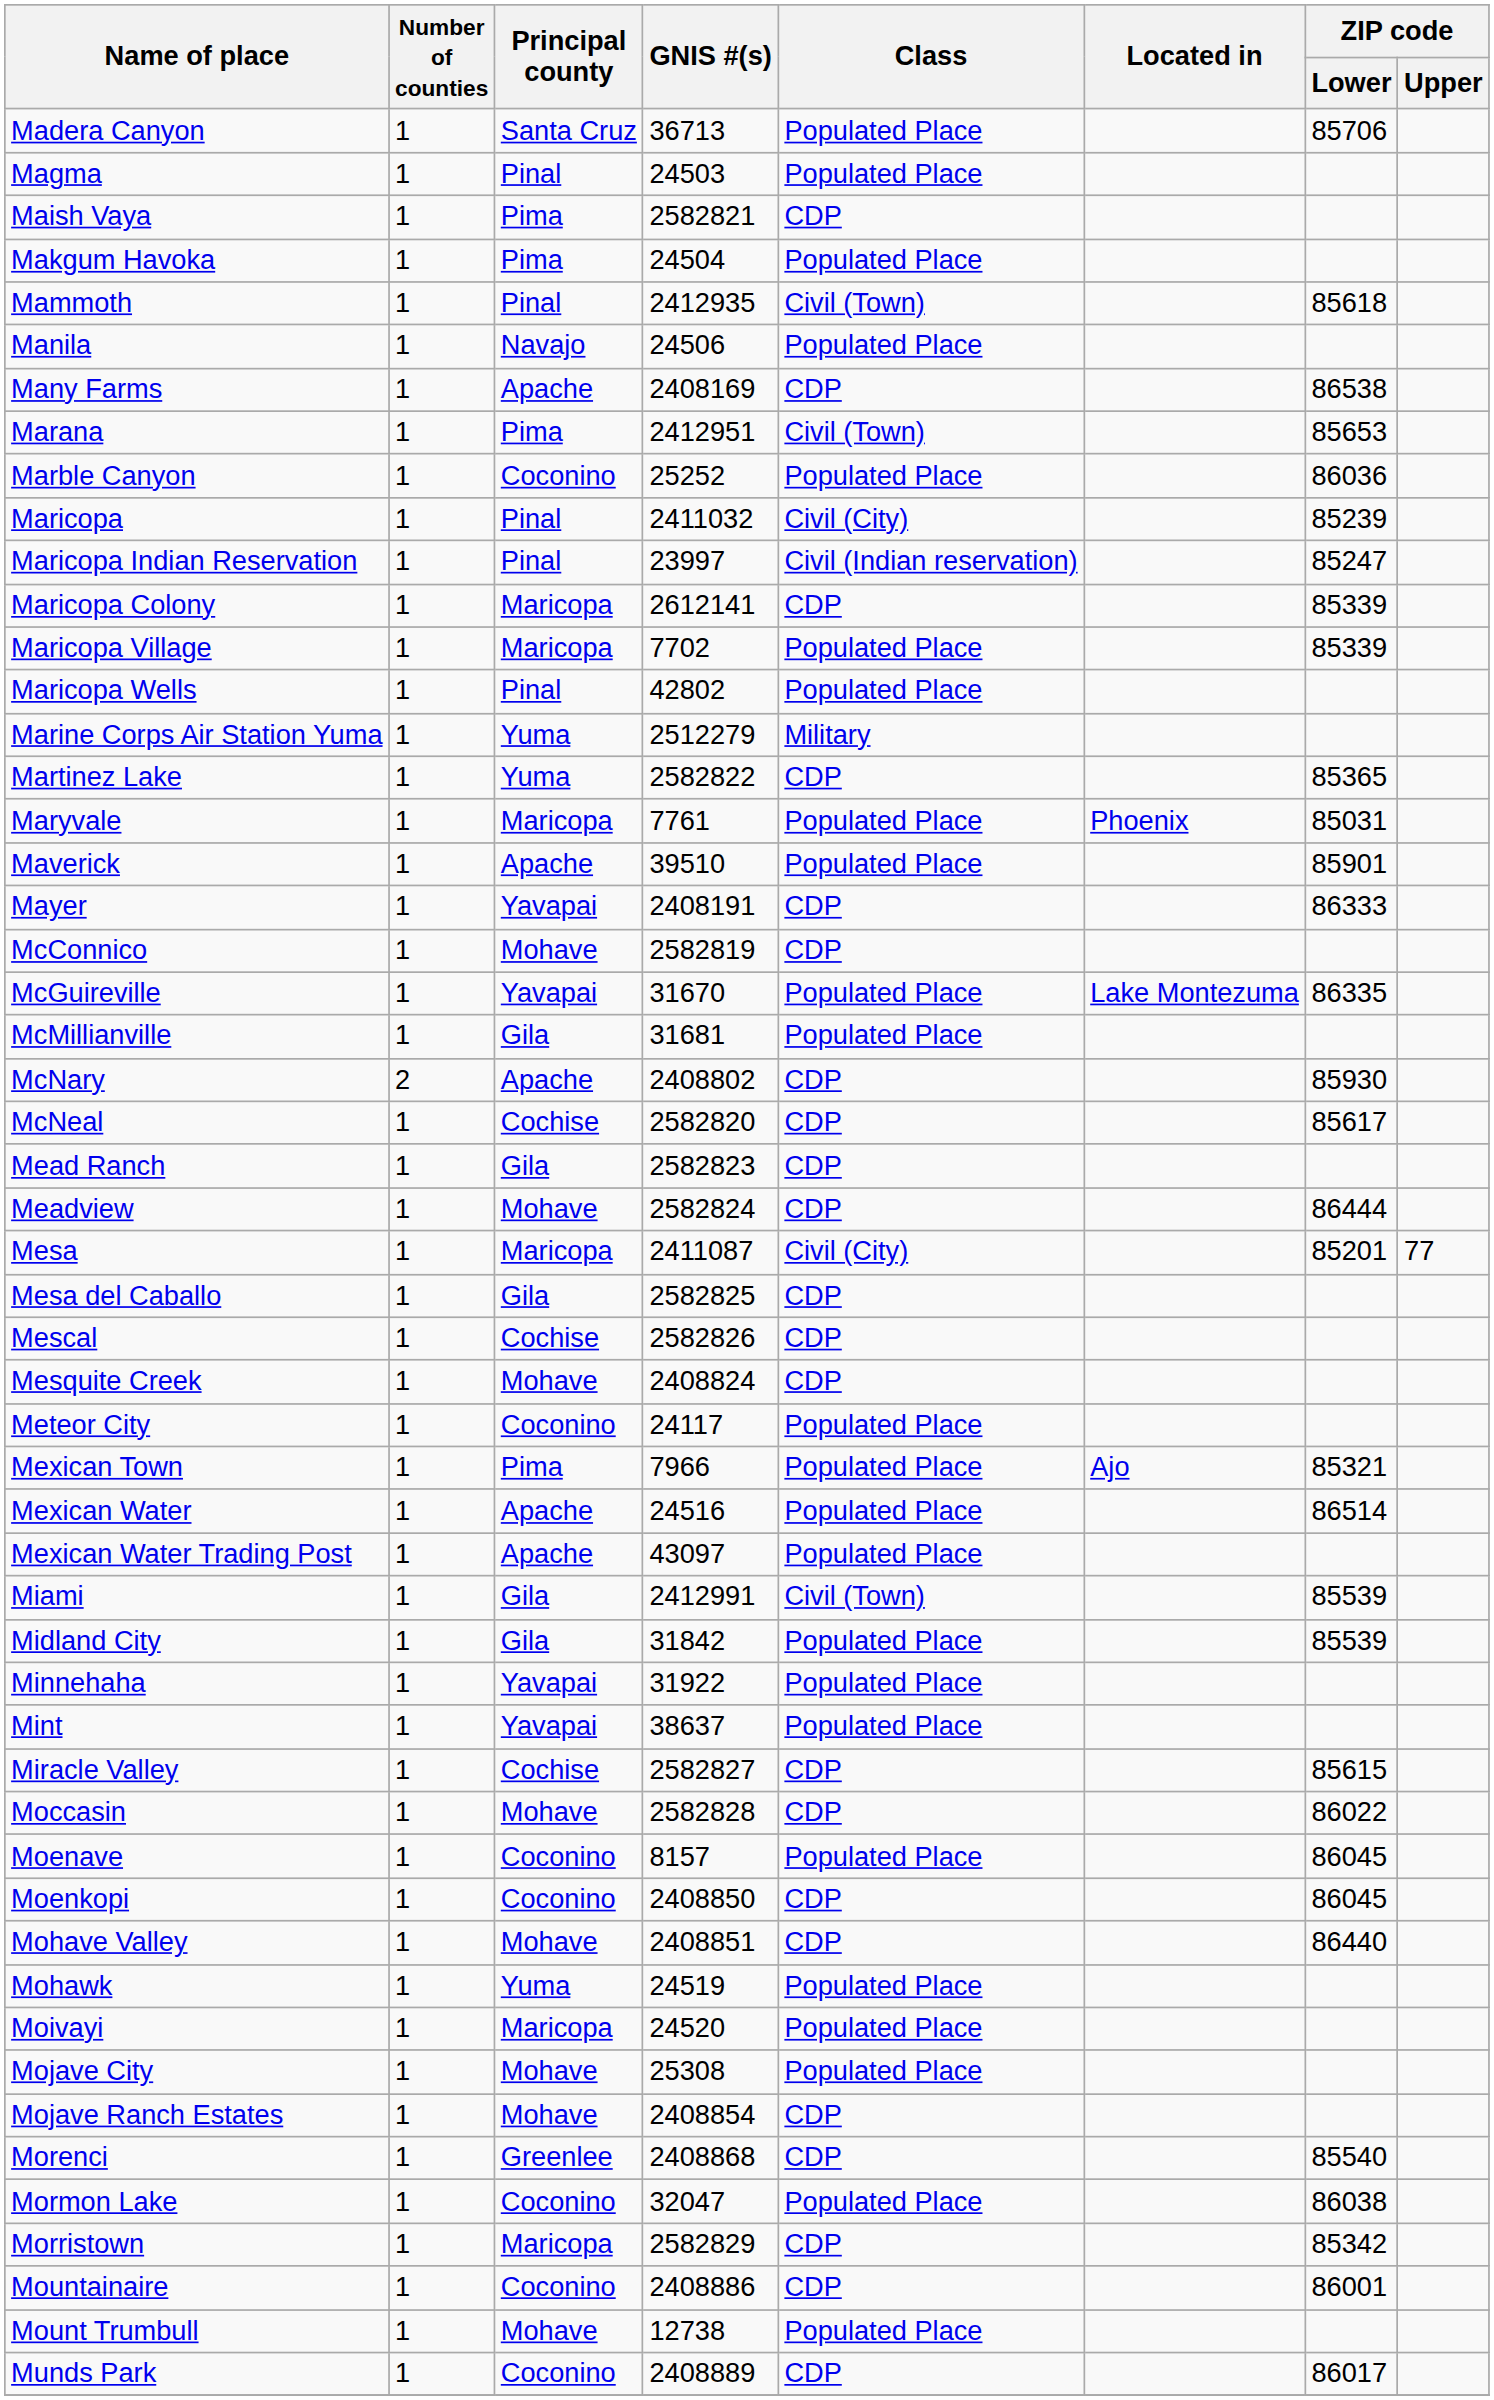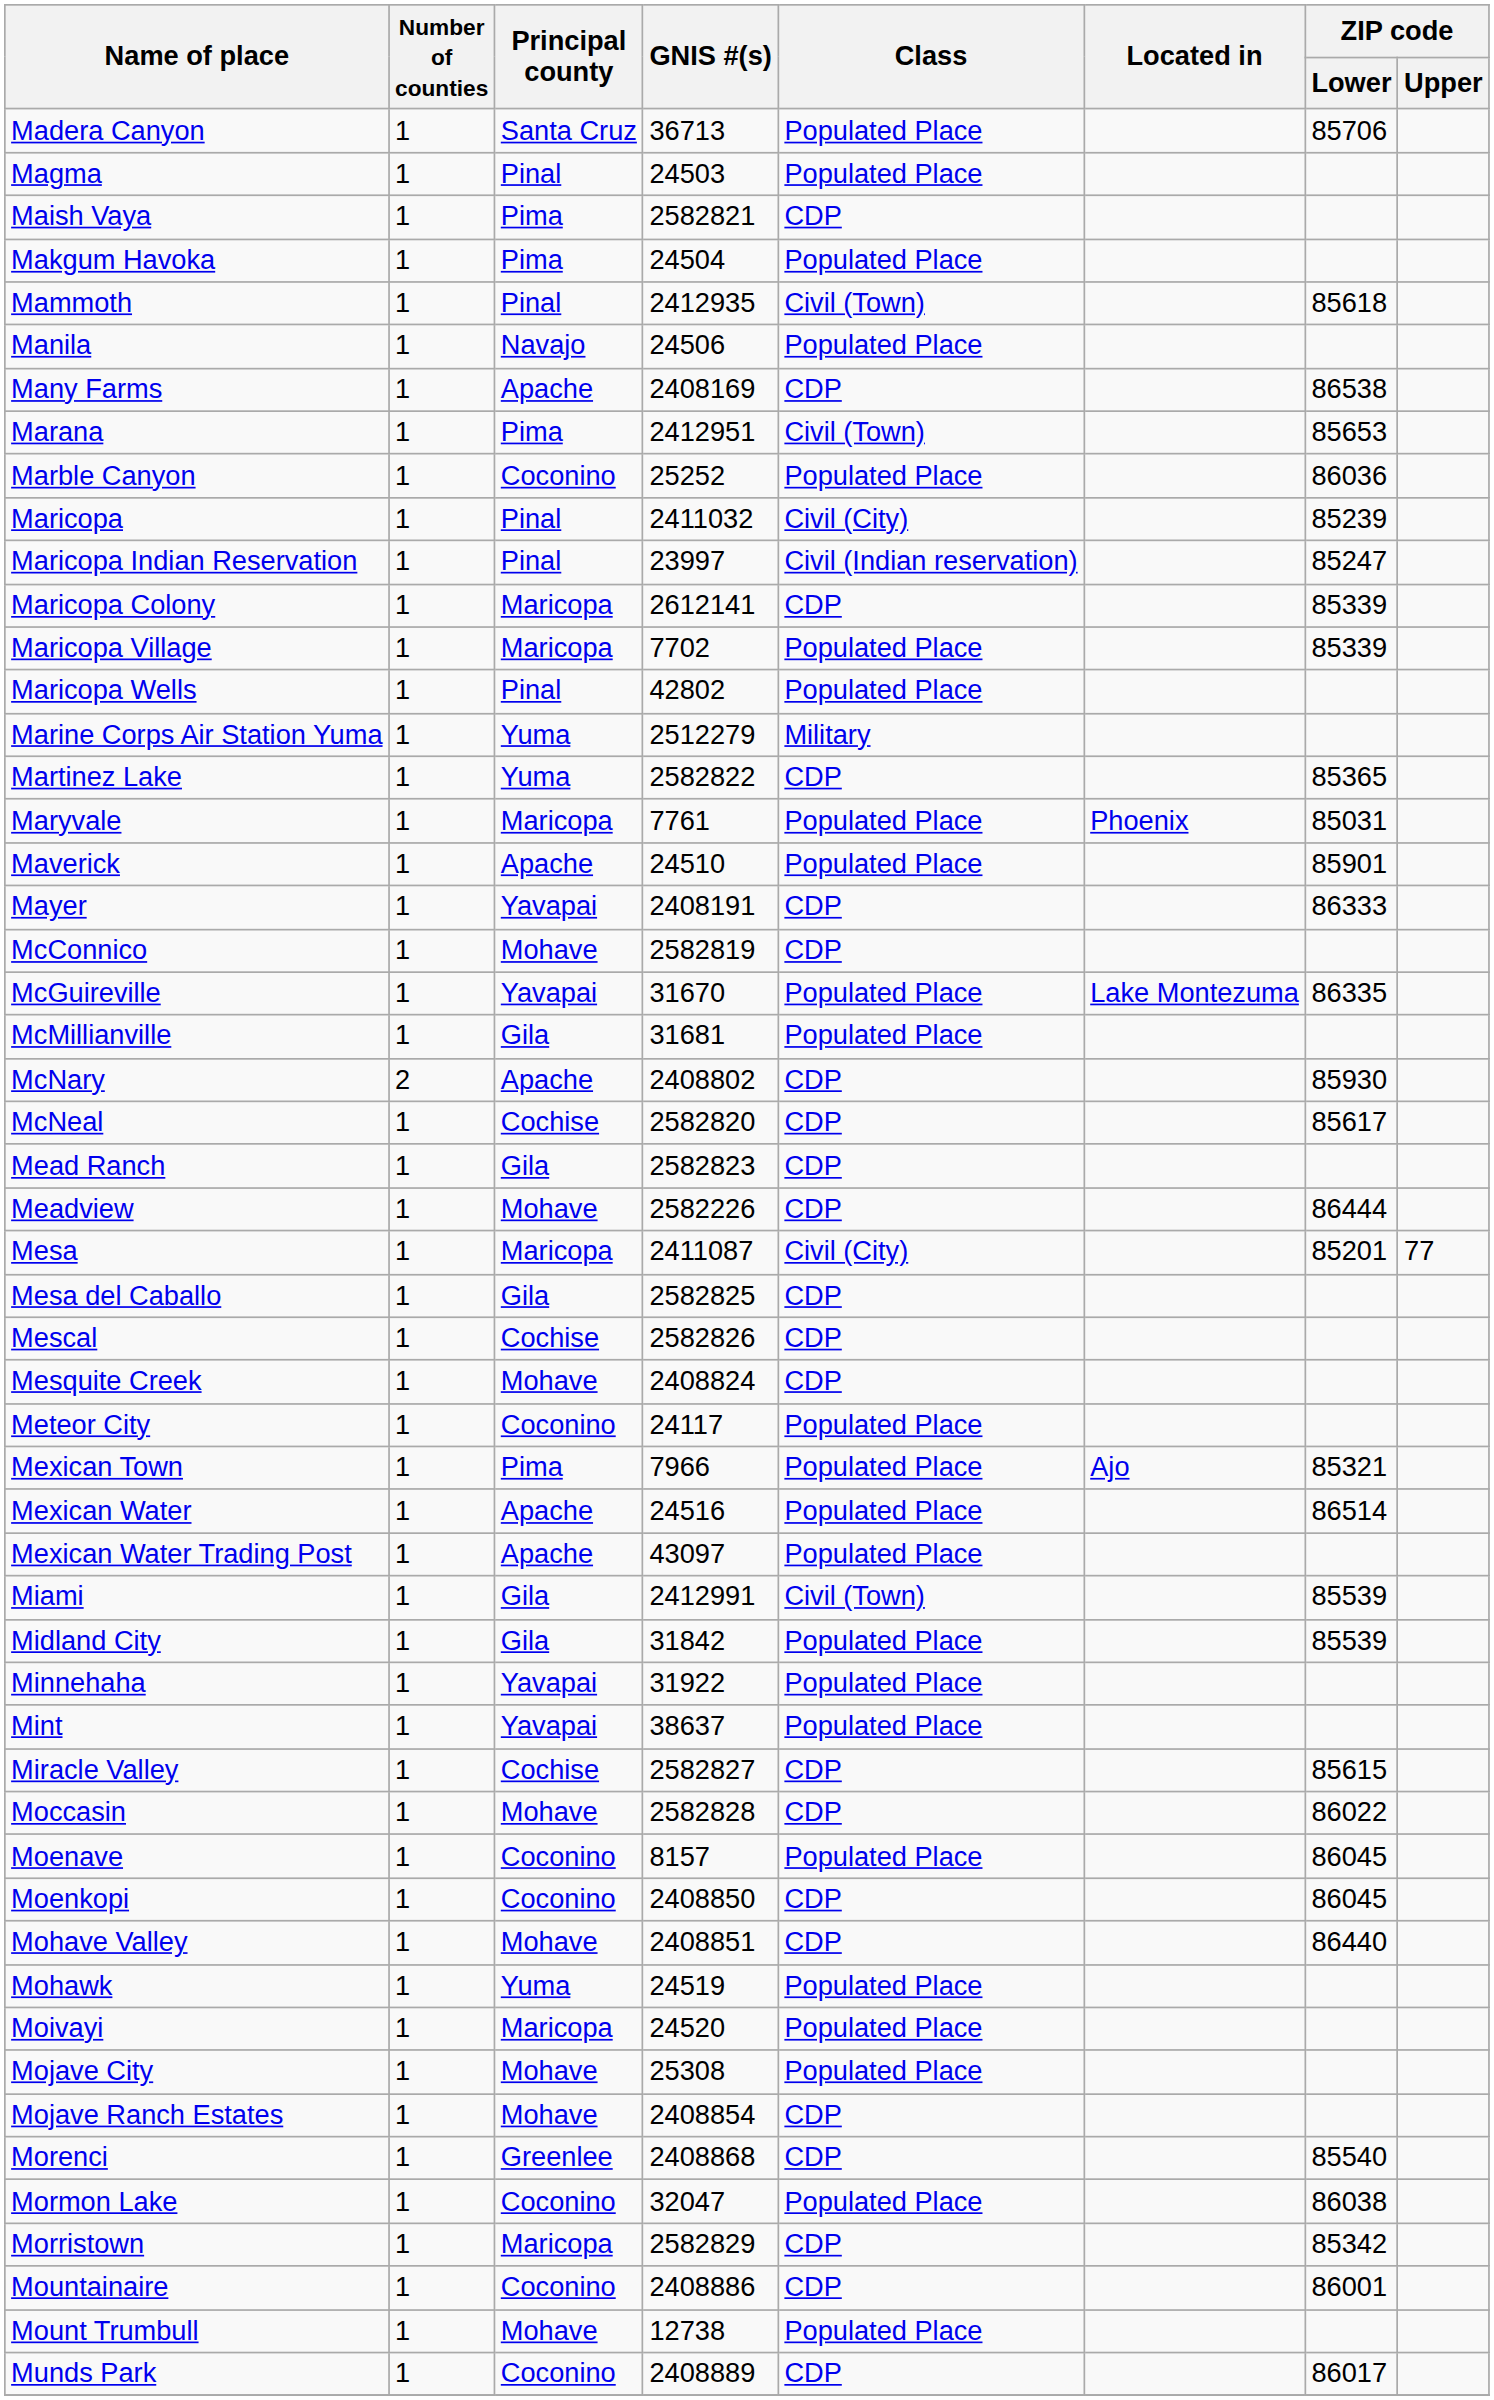(687, 863) 39510 -> (687, 863) 24510
(702, 1208) 2582824 -> (702, 1208) 2582226
